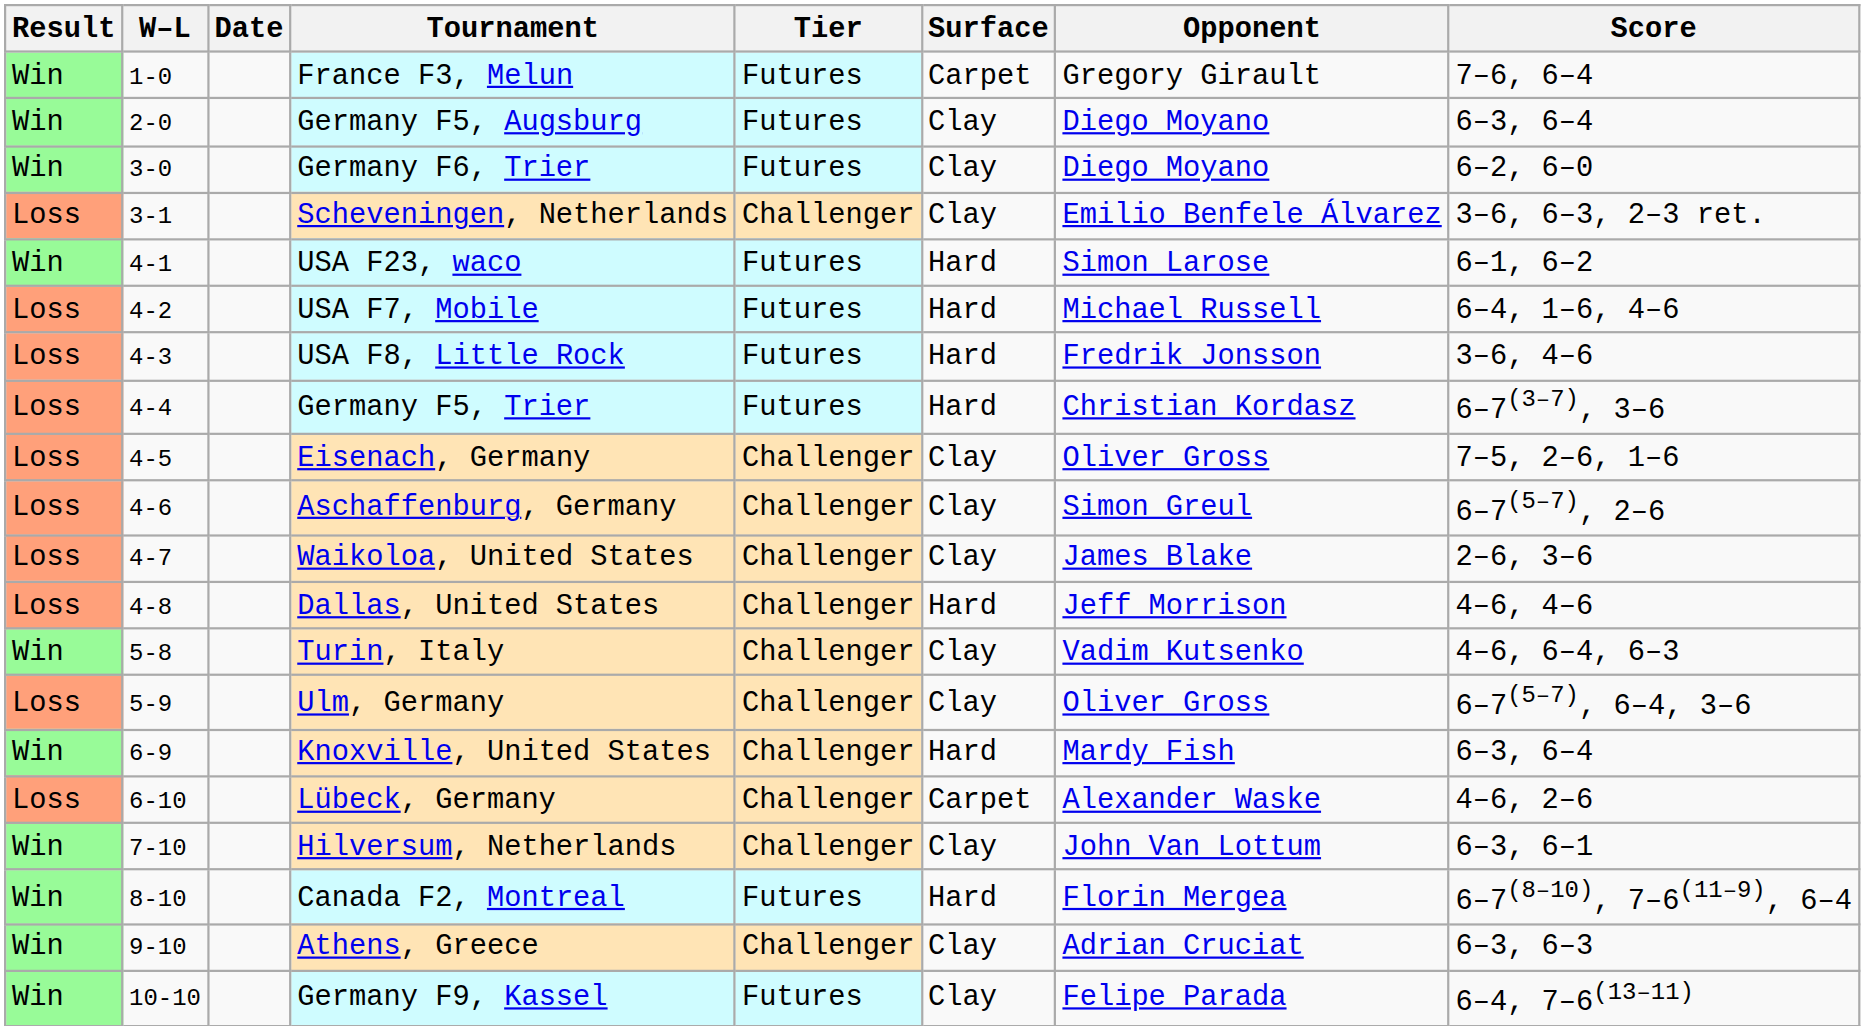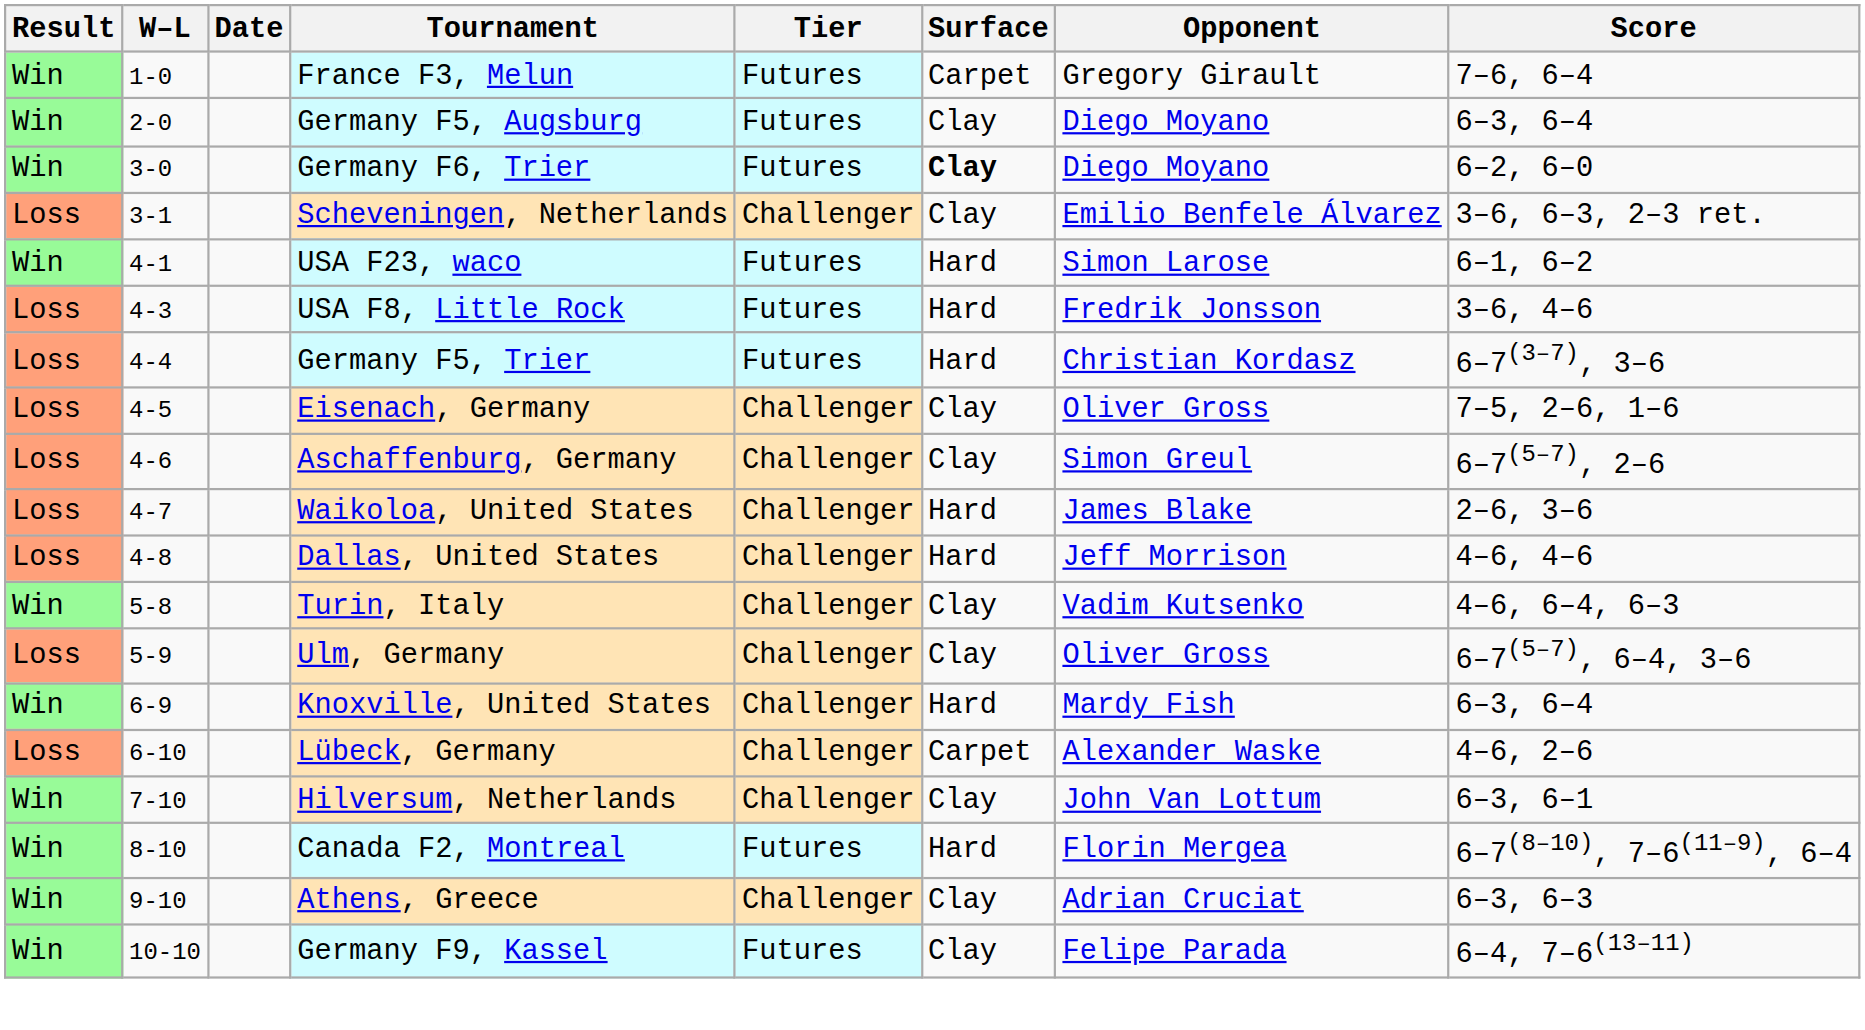(963, 169) normal -> (963, 169) bold
- row: (418, 309)
(963, 558) Clay -> (963, 511) Hard
